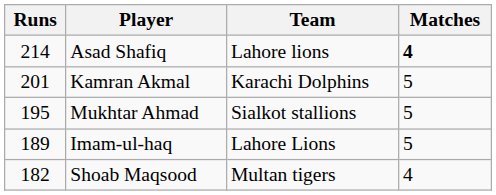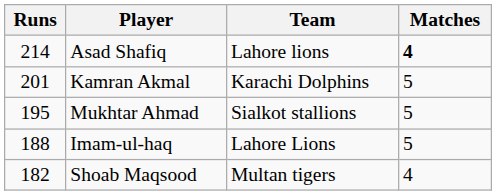(35, 143) 189 -> (35, 143) 188
